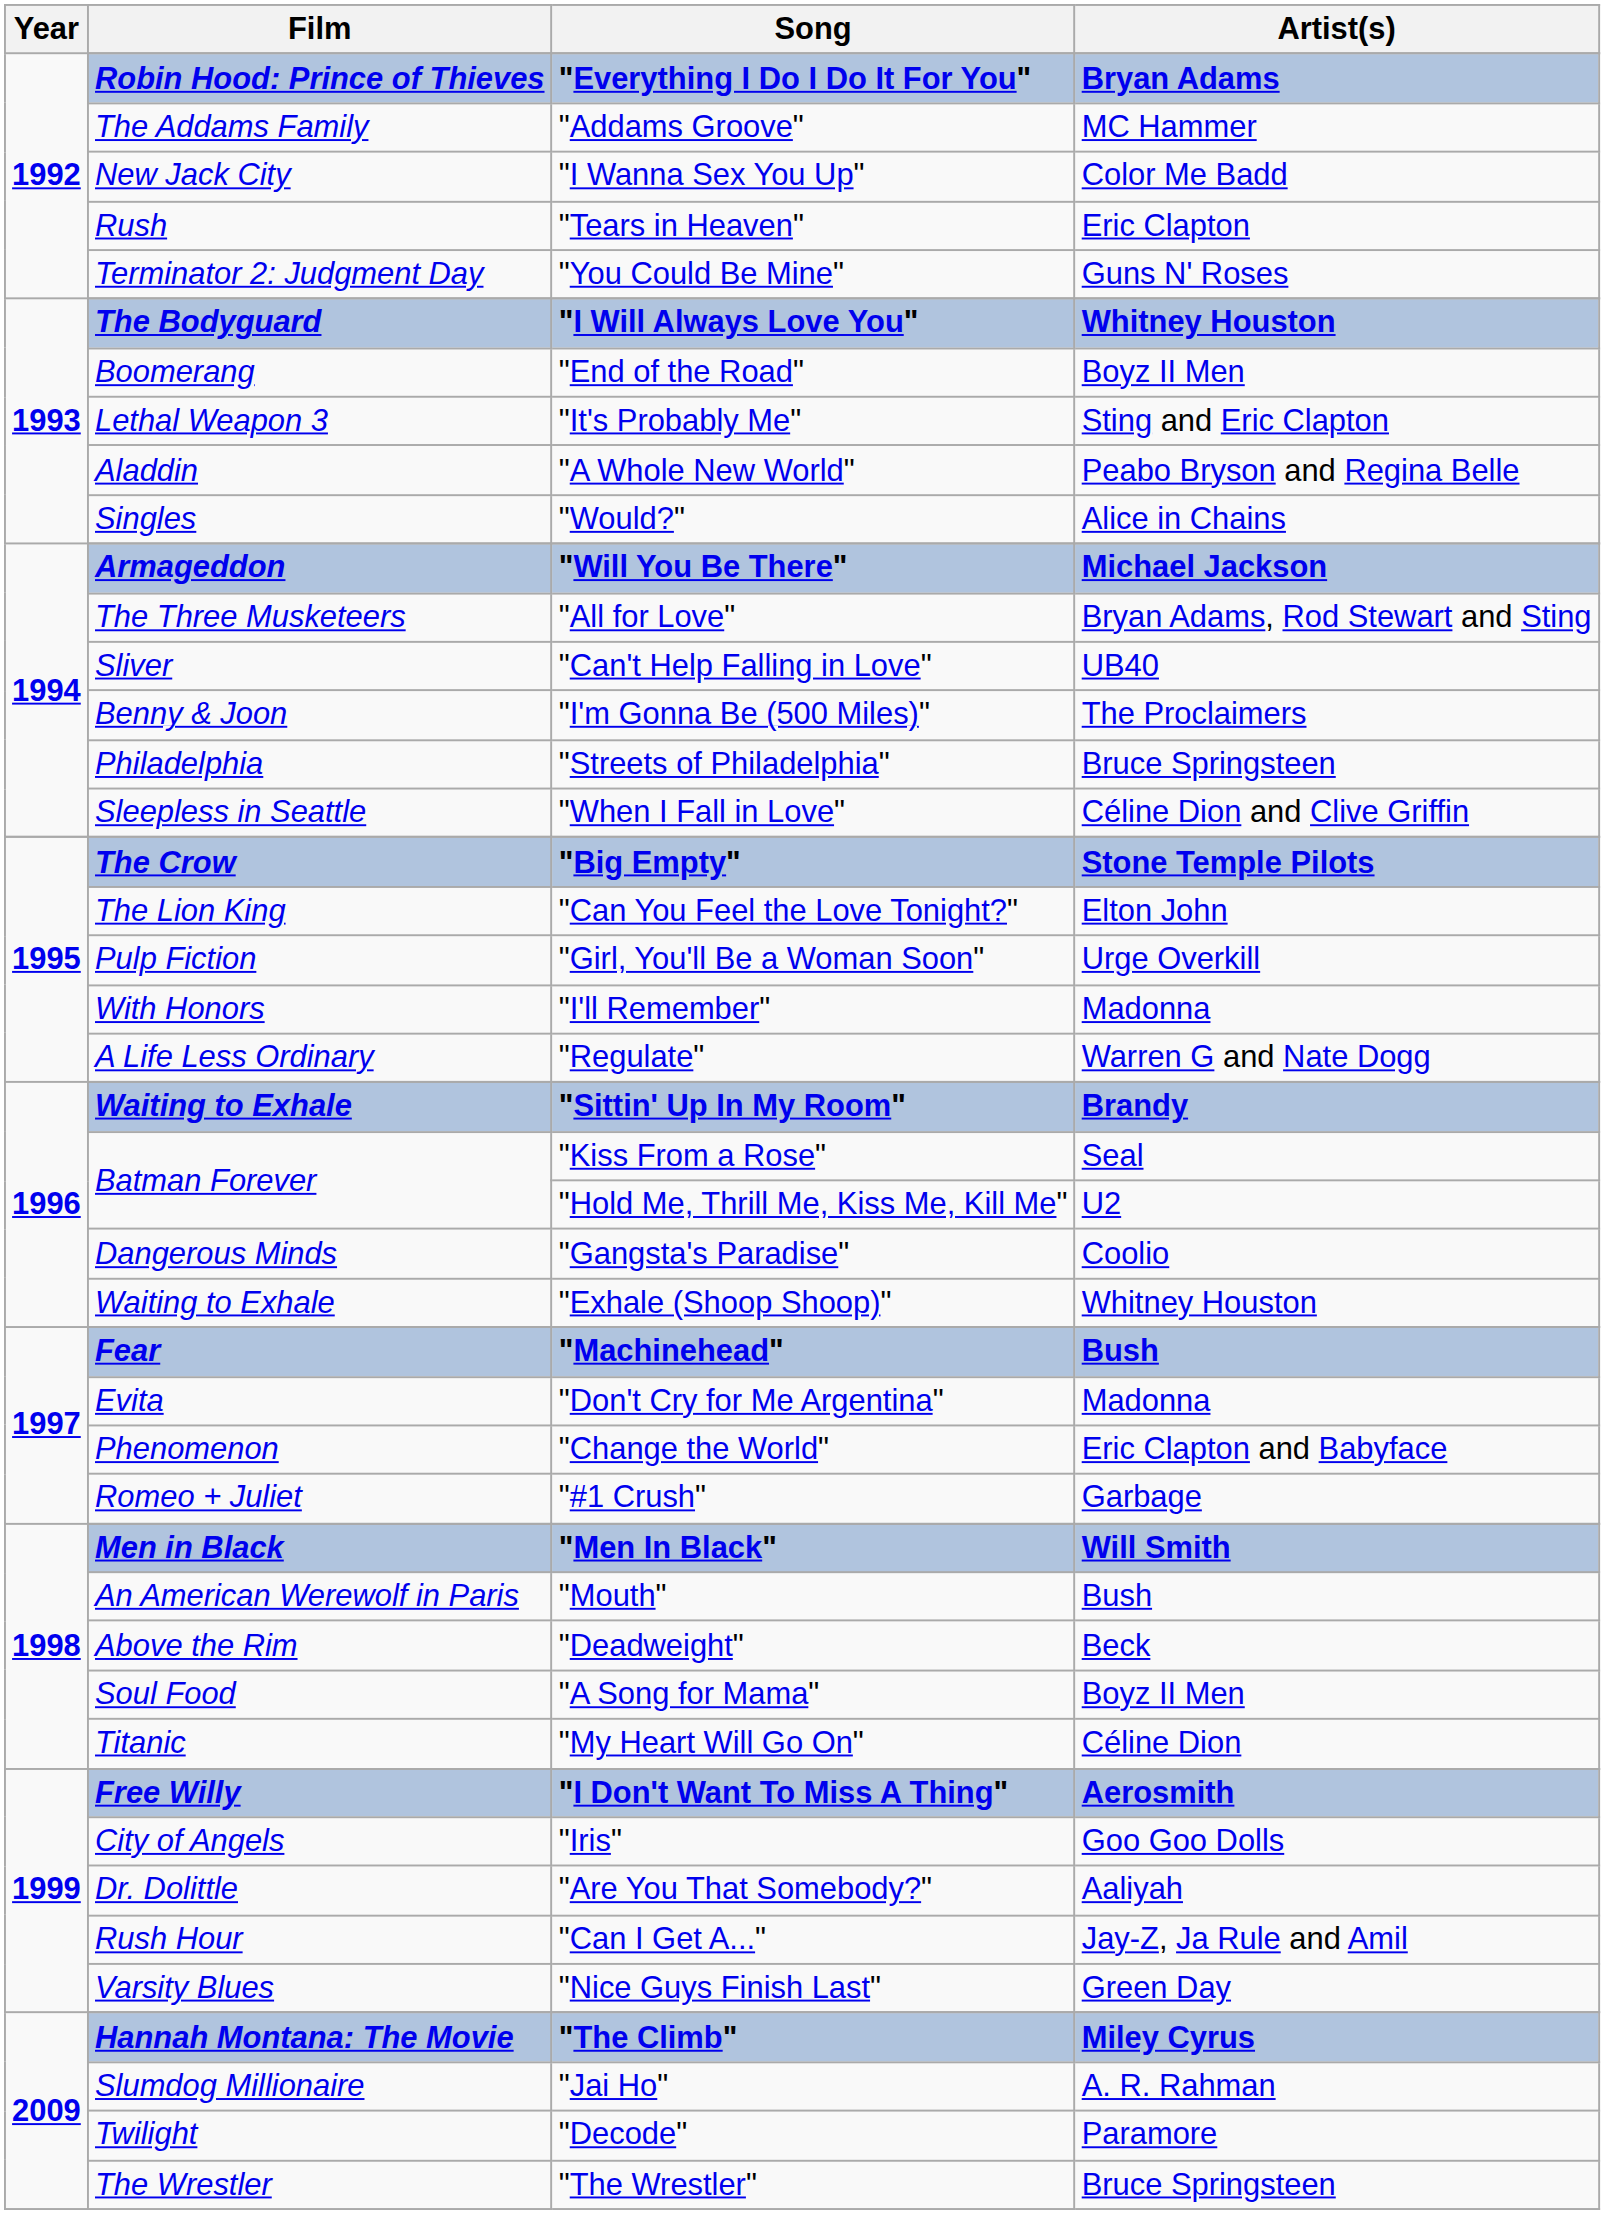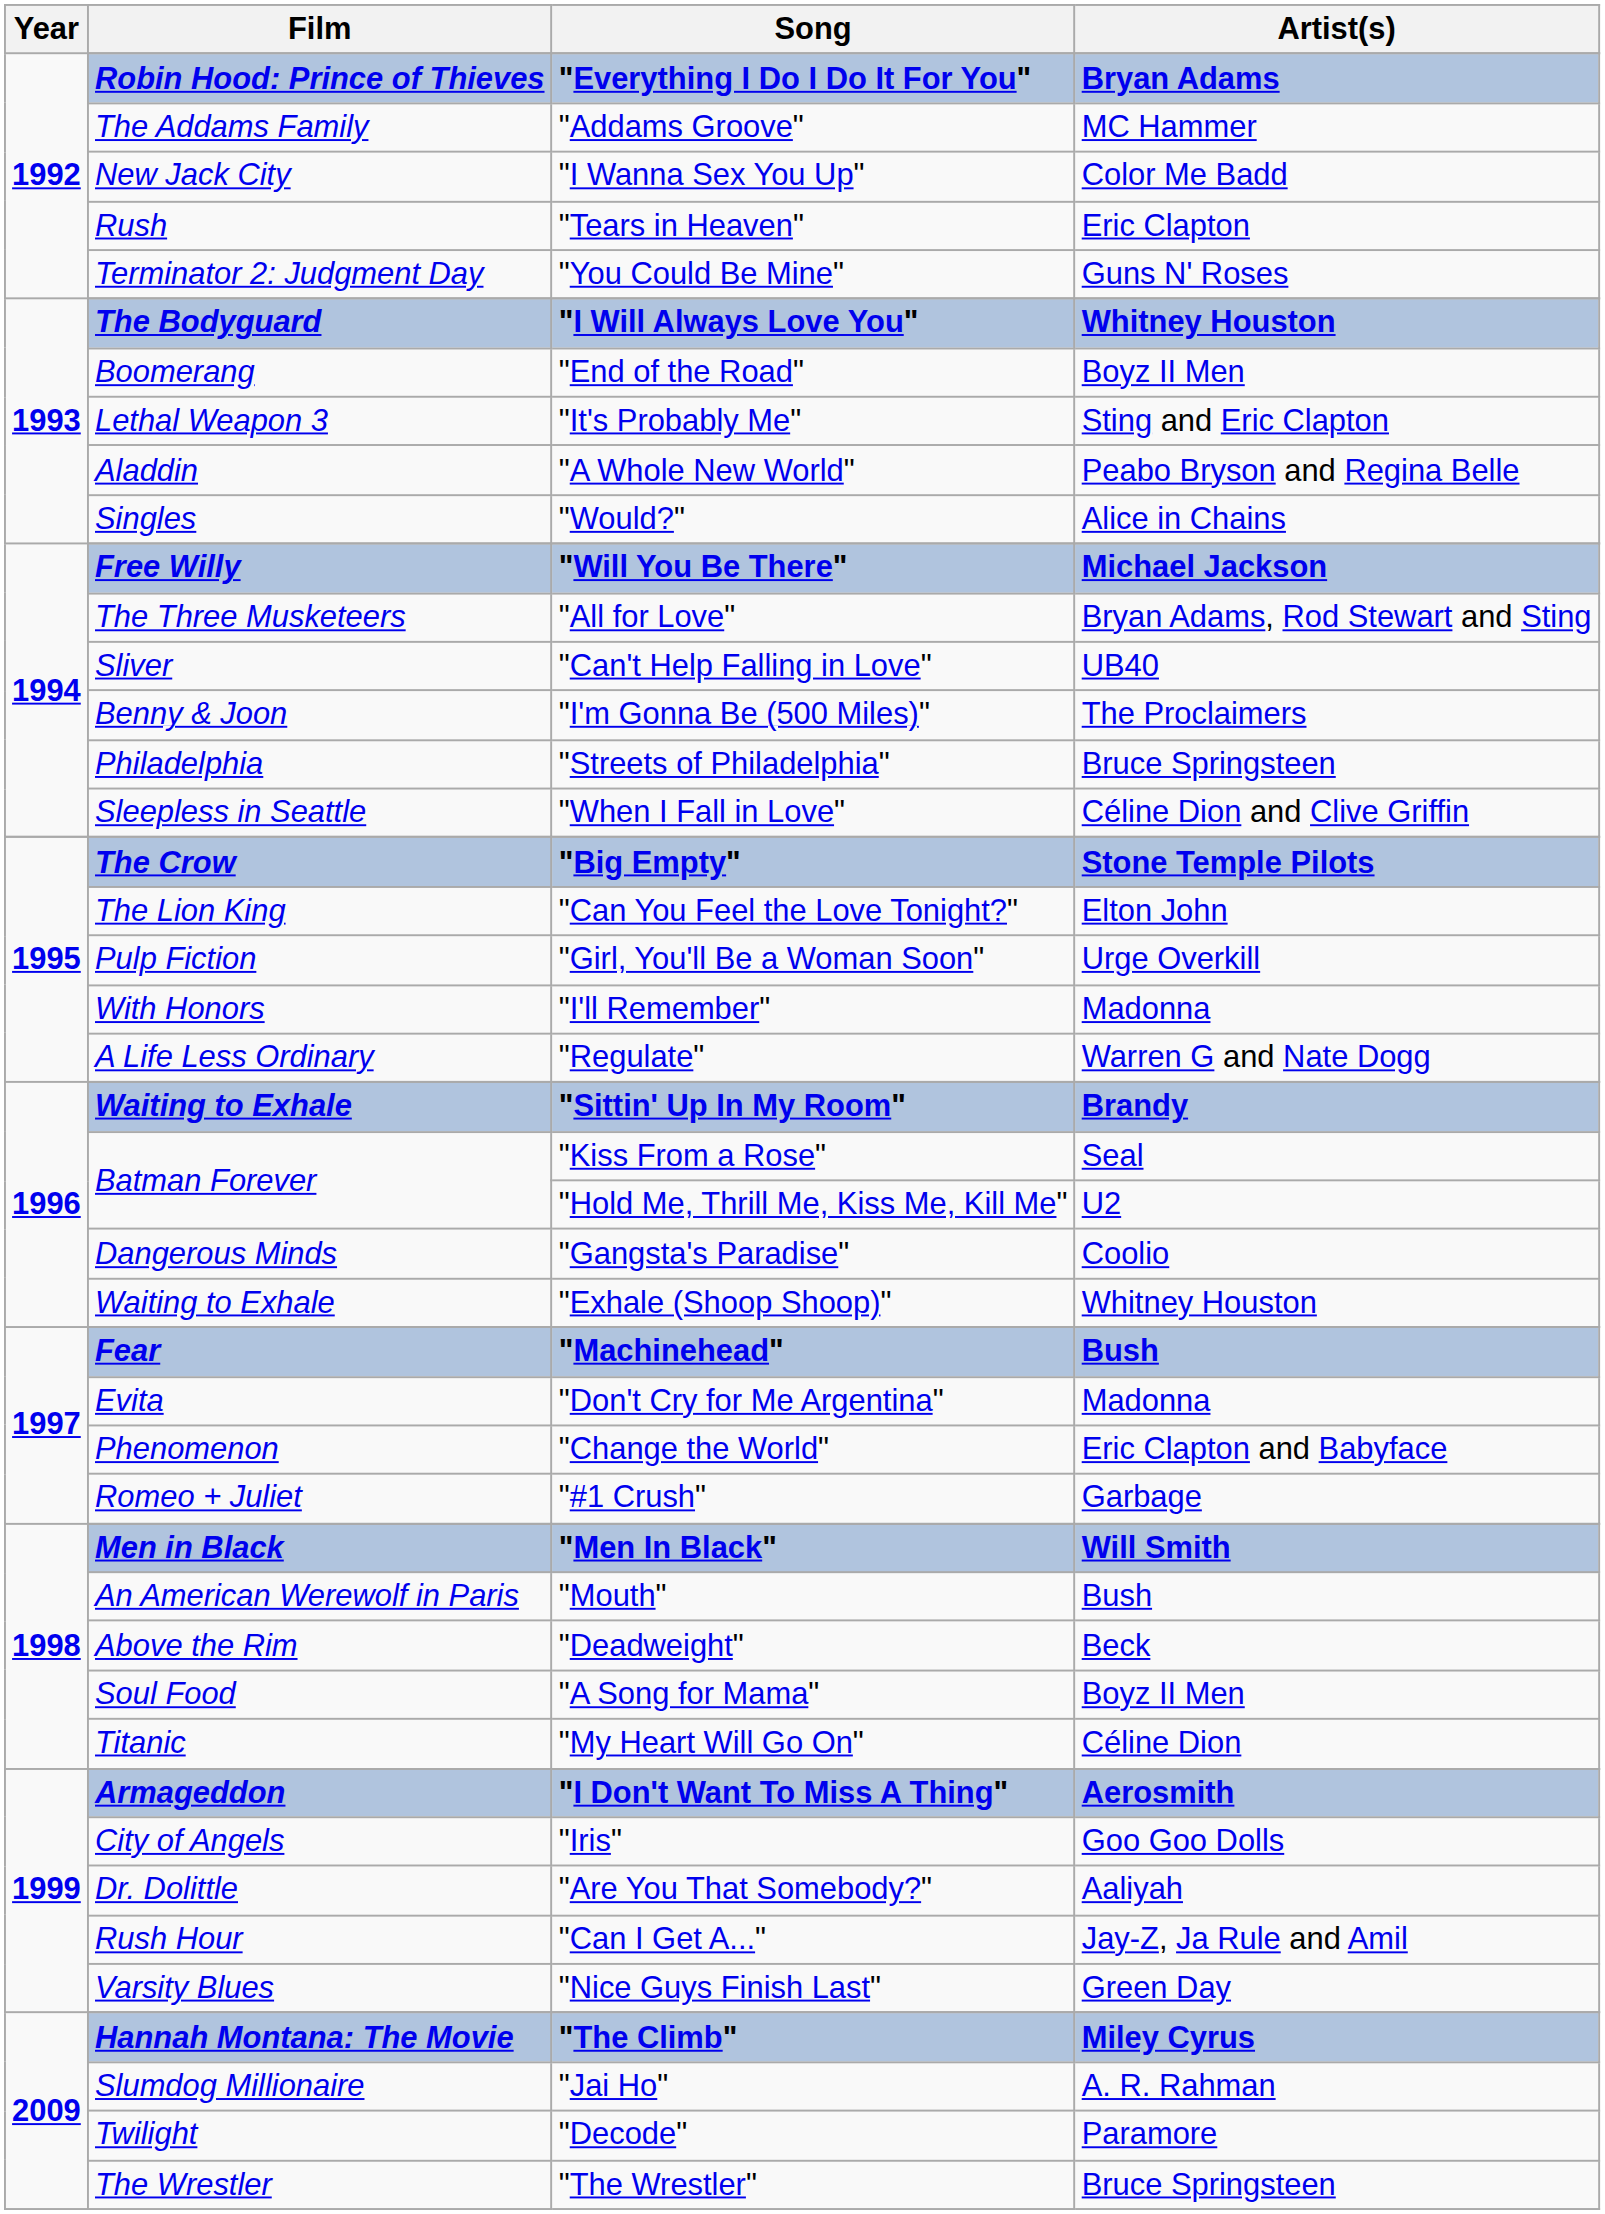(190, 567) Armageddon -> (168, 567) Free Willy
(168, 1792) Free Willy -> (190, 1792) Armageddon
